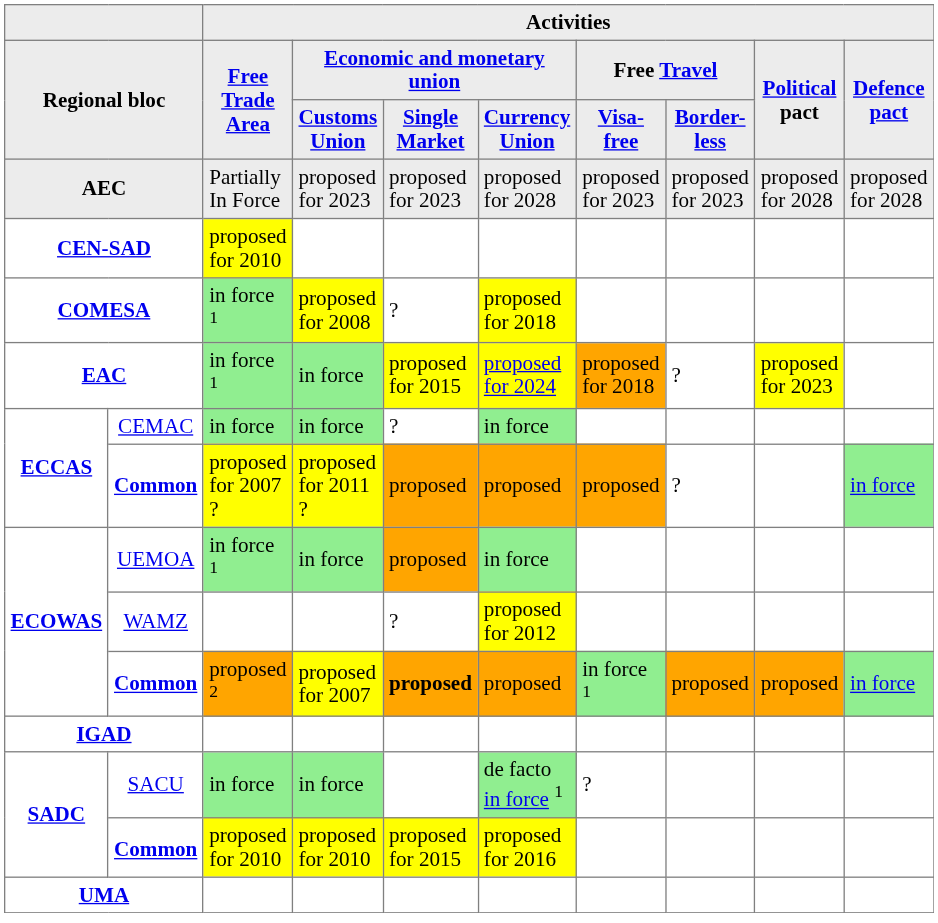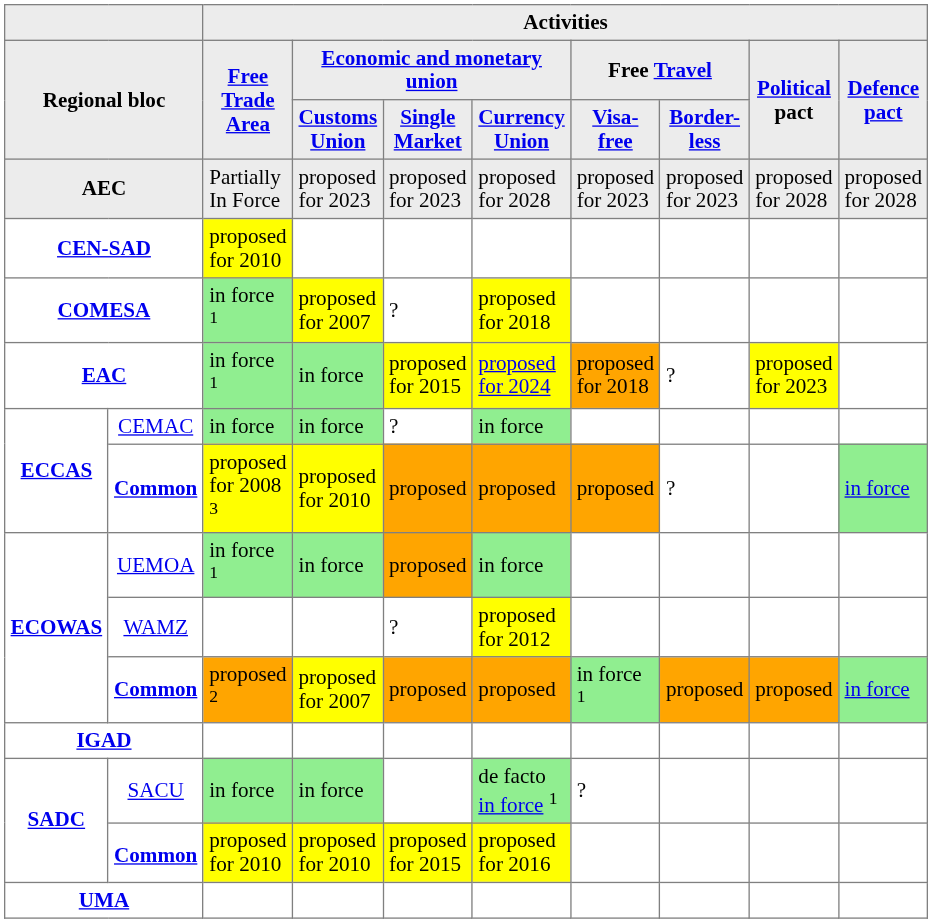(337, 310) proposed for 2008 -> (337, 310) proposed for 2007
(248, 485) proposed for 2007 ? -> (248, 483) proposed for 2008 3
(337, 485) proposed for 2011 ? -> (337, 488) proposed for 2010
(431, 683) bold -> (428, 689) normal
